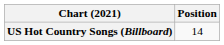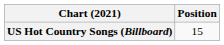(197, 31) 14 -> (197, 31) 15
